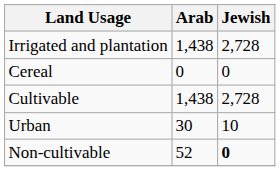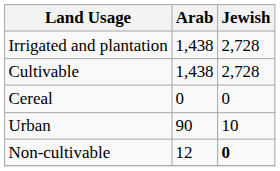rows swapped: (31, 71) <-> (44, 98)
(184, 125) 30 -> (184, 125) 90
(184, 152) 52 -> (184, 152) 12
